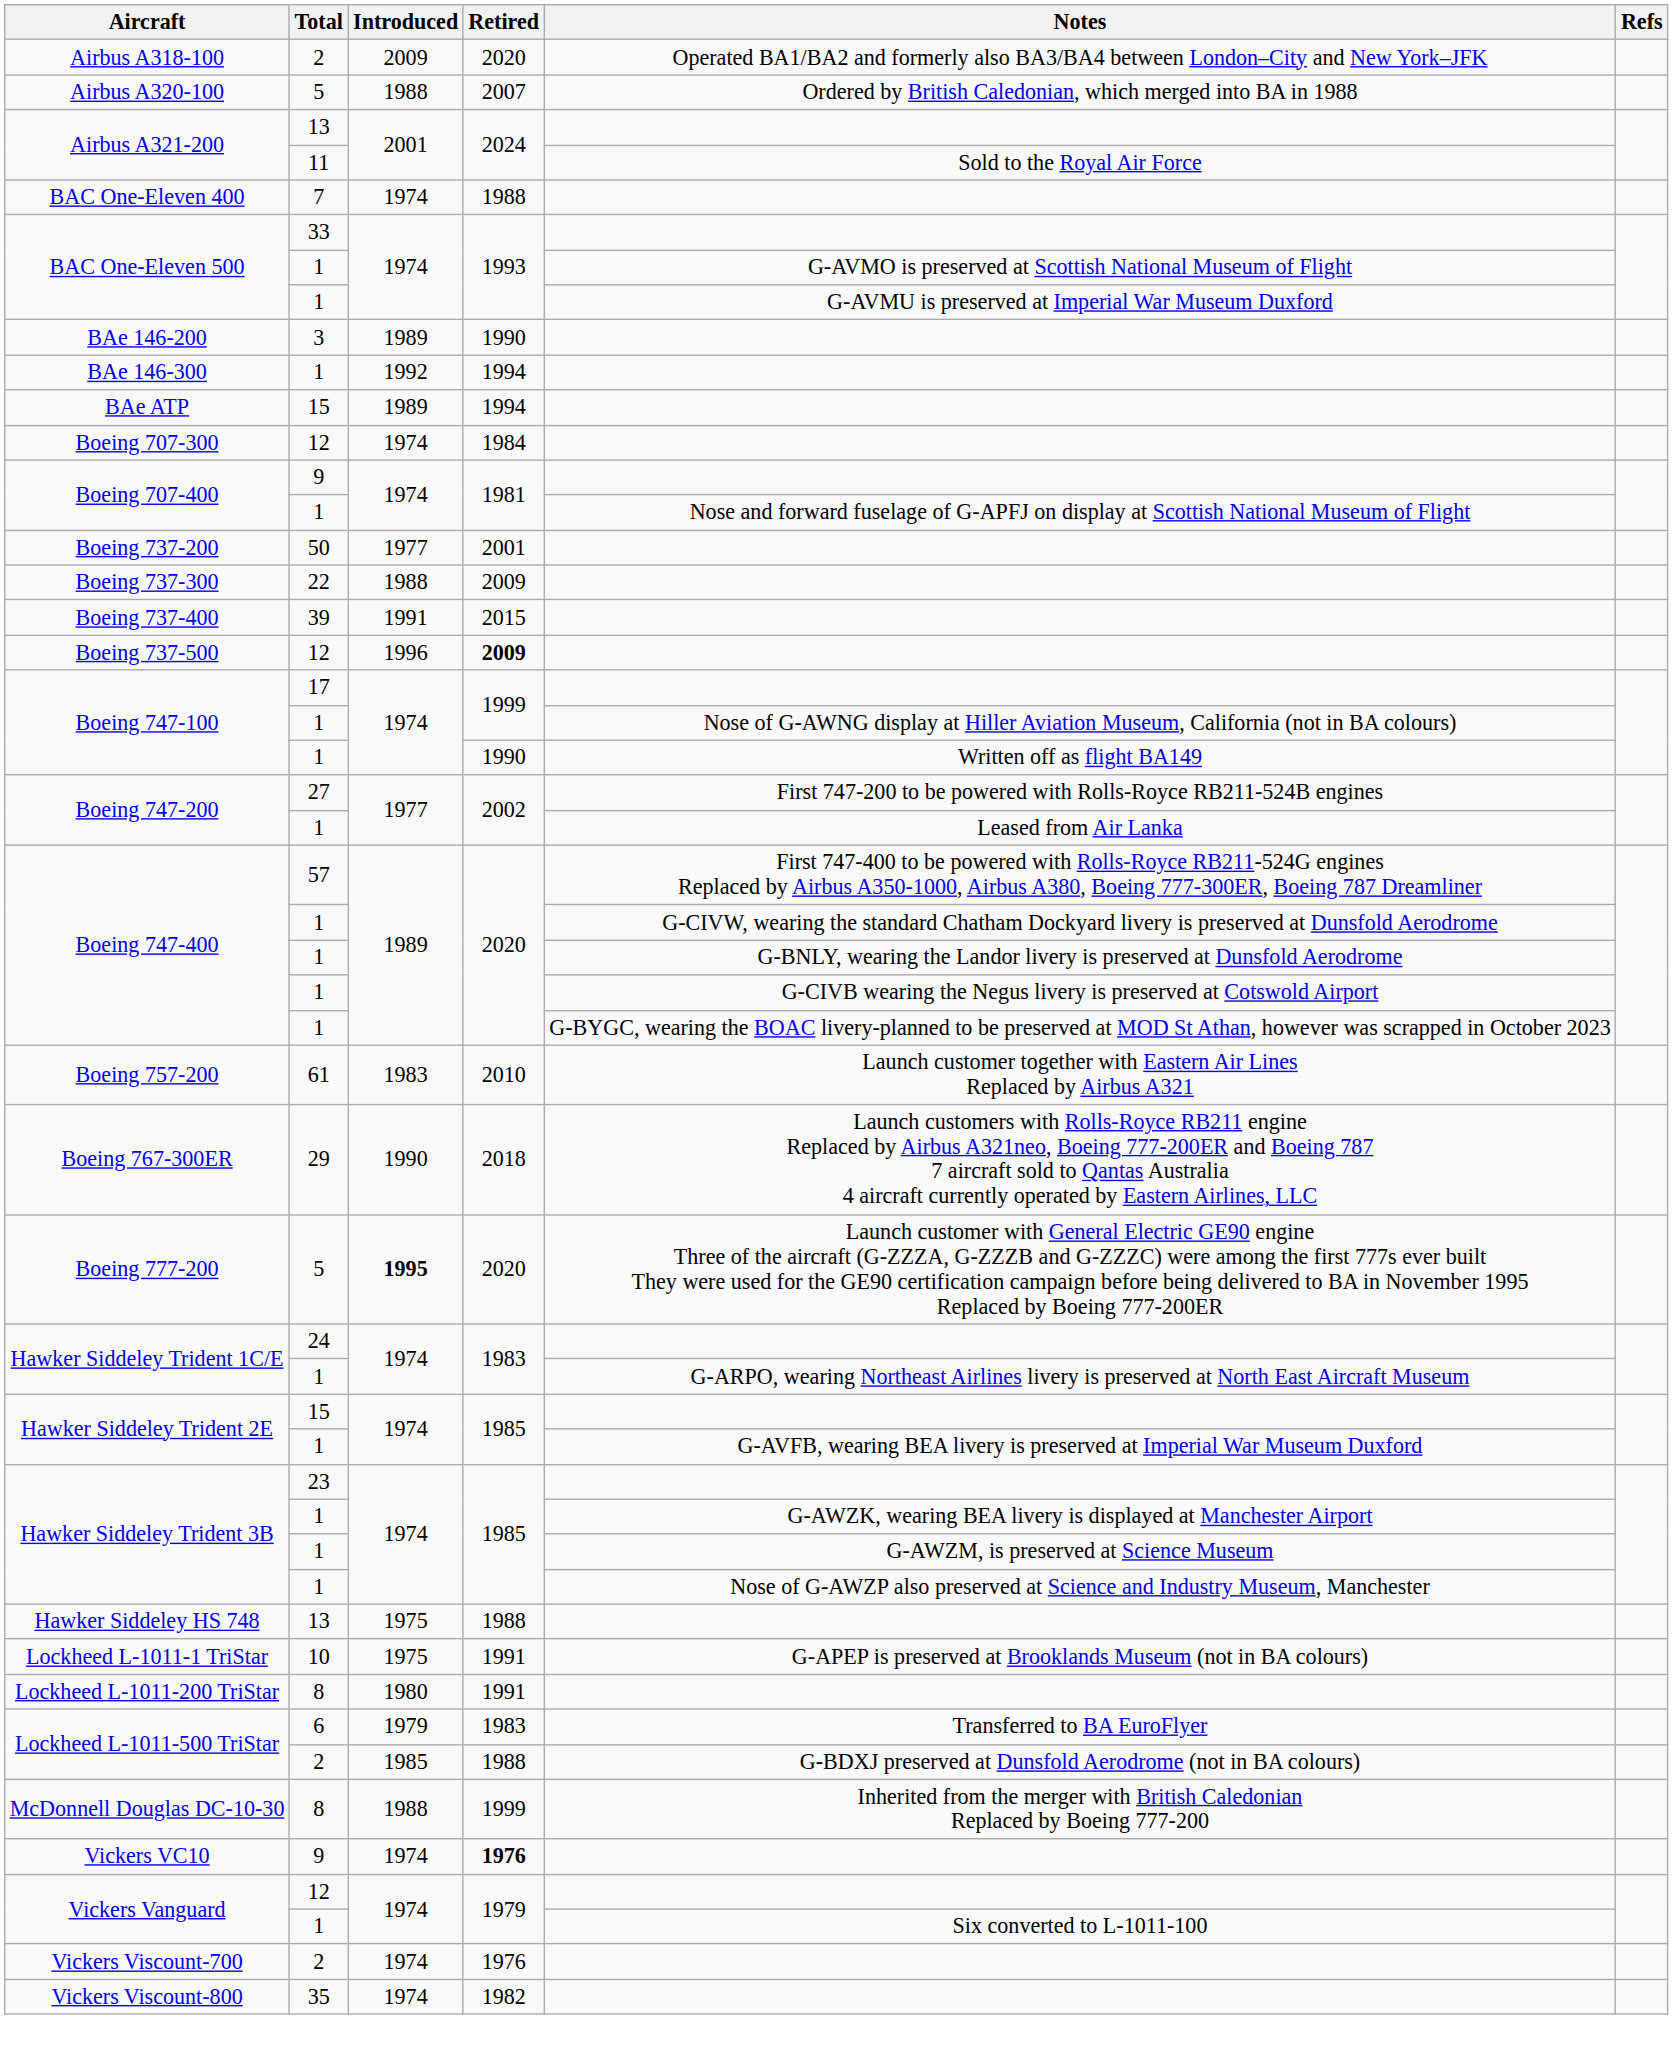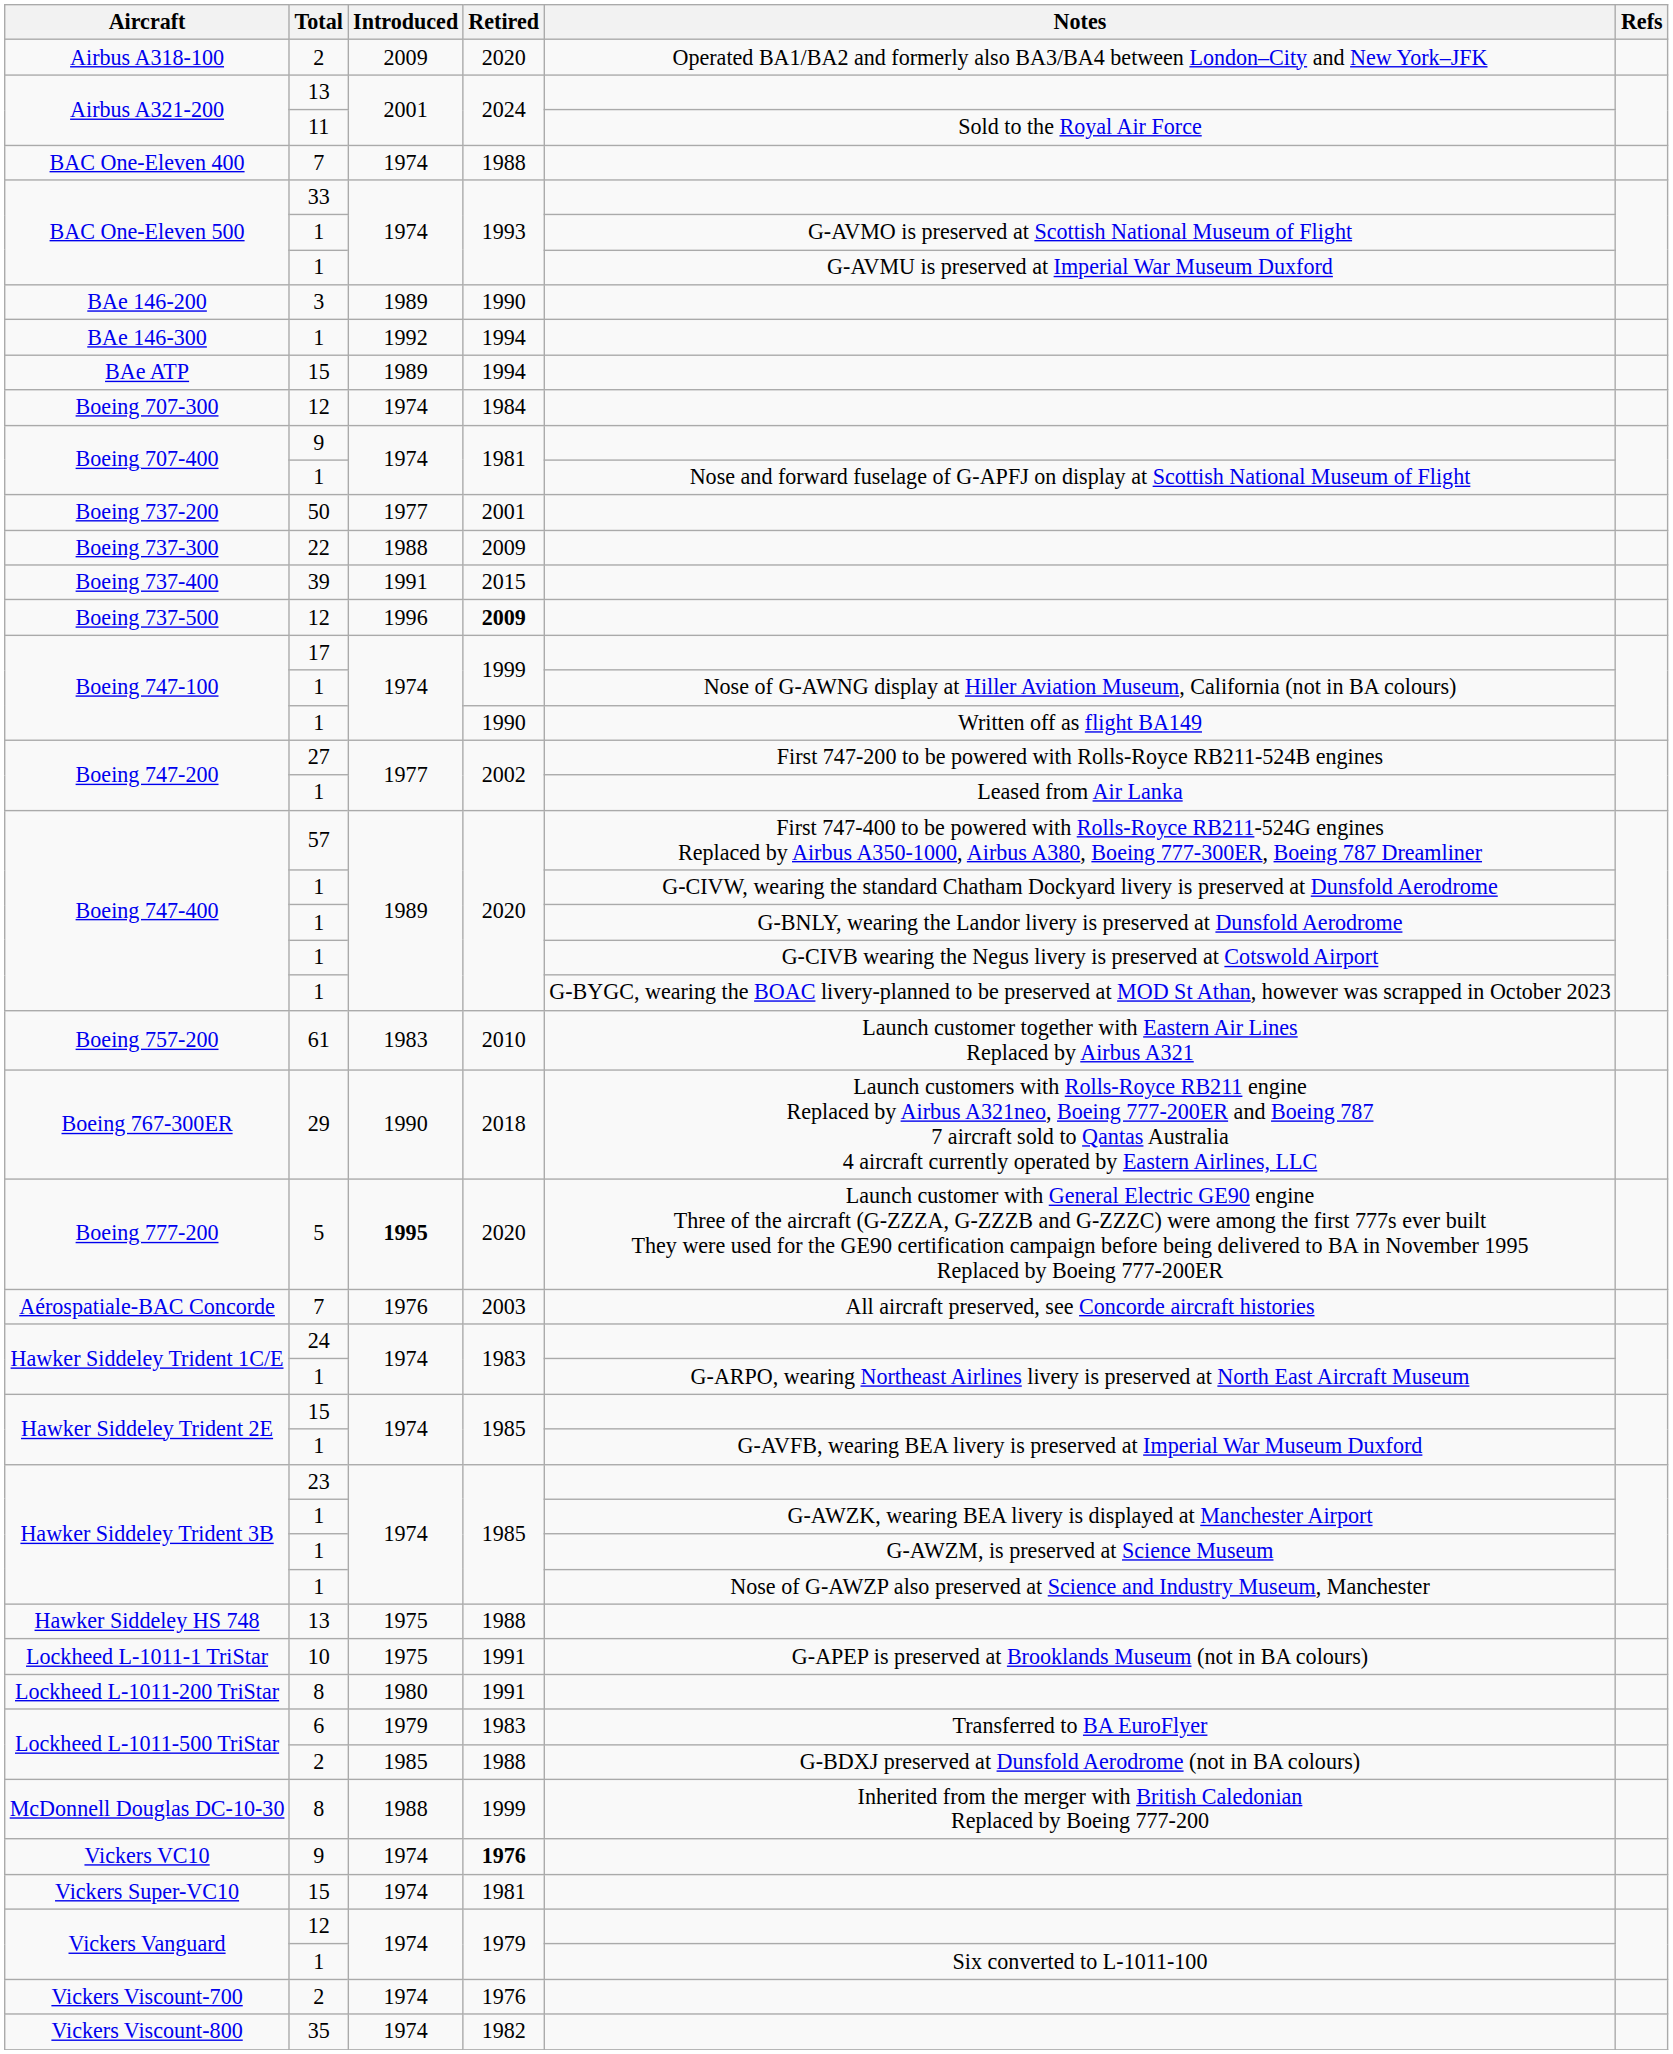- row: (147, 92)
+ row: (147, 1306)
+ row: (147, 1891)
